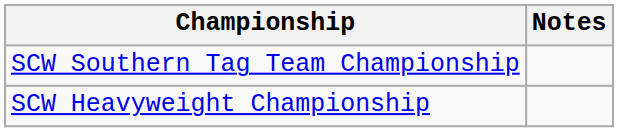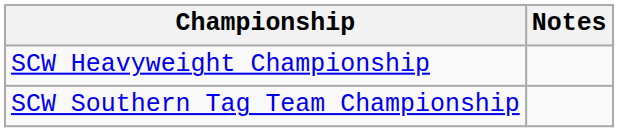rows swapped: (221, 106) <-> (265, 66)
